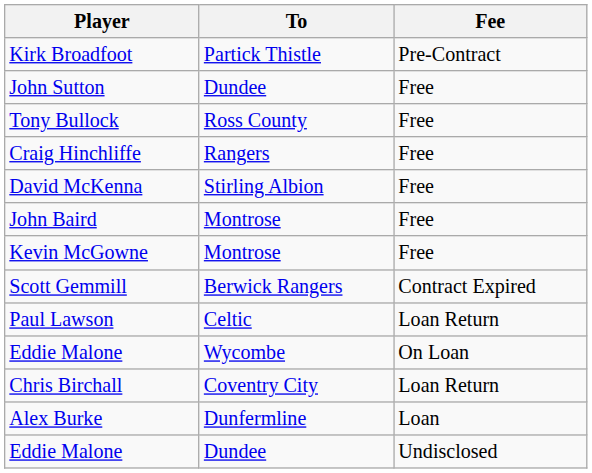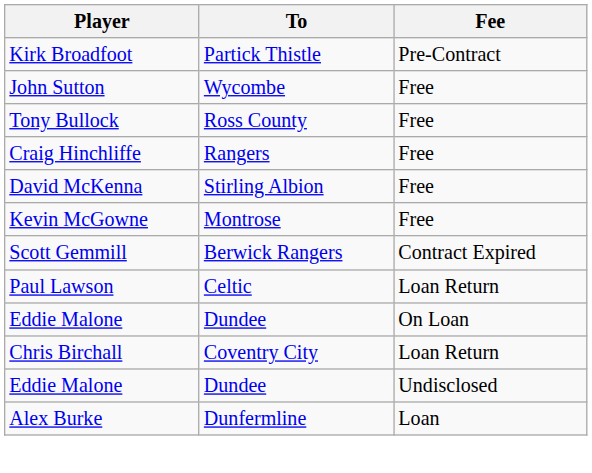(235, 87) Dundee -> (244, 87) Wycombe
- row: (53, 219)
(244, 352) Wycombe -> (235, 318) Dundee
rows swapped: (66, 451) <-> (56, 418)
